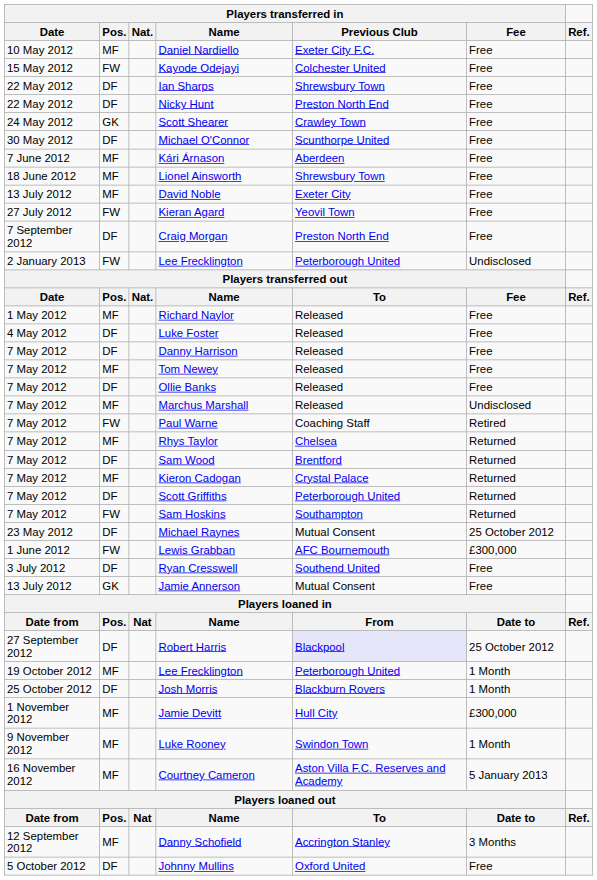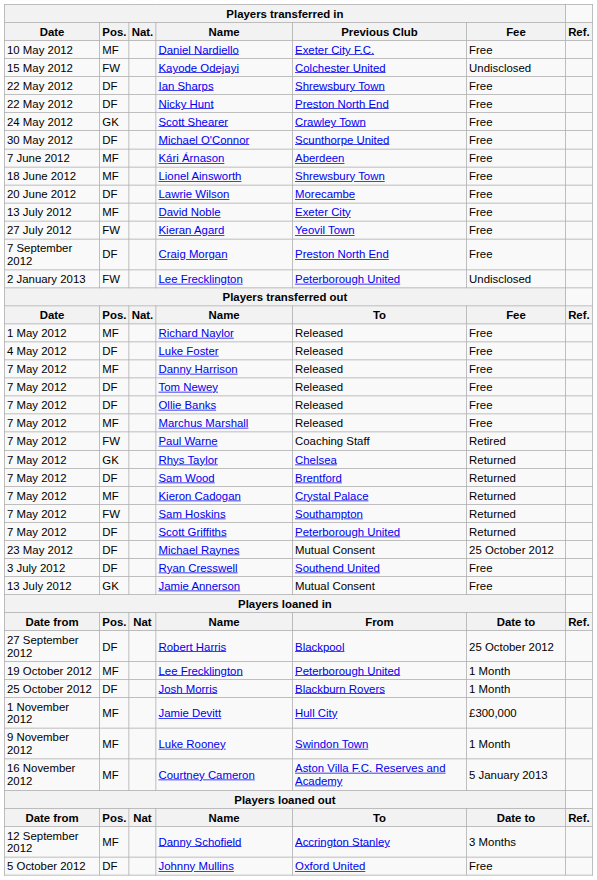(481, 68) Free -> (500, 68) Undisclosed
+ row: (42, 194)
(110, 351) DF -> (111, 369) MF
(111, 369) MF -> (110, 387) DF
(500, 405) Undisclosed -> (481, 423) Free
(111, 441) MF -> (111, 459) GK
rows swapped: (37, 514) <-> (37, 496)
- row: (38, 550)
(320, 646) lavender background -> (320, 646) no background
